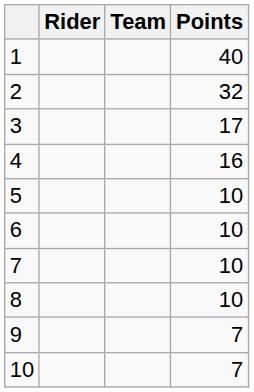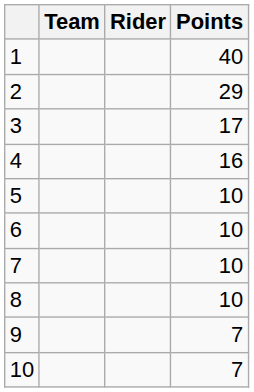columns swapped: (72, 21) <-> (138, 21)
(231, 91) 32 -> (231, 91) 29
